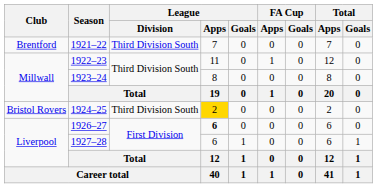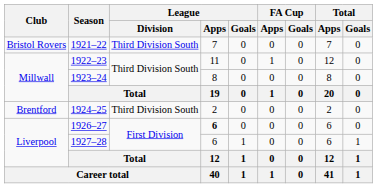(36, 45) Brentford -> (36, 45) Bristol Rovers
(36, 110) Bristol Rovers -> (36, 110) Brentford
(215, 110) gold background -> (215, 110) no background
